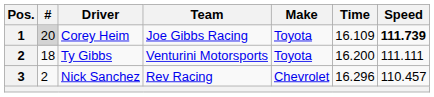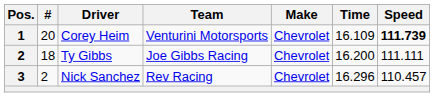(48, 35) lightgrey background -> (48, 35) no background
(197, 35) Joe Gibbs Racing -> (207, 35) Venturini Motorsports
(293, 35) Toyota -> (302, 35) Chevrolet
(207, 56) Venturini Motorsports -> (197, 56) Joe Gibbs Racing
(293, 56) Toyota -> (302, 56) Chevrolet
